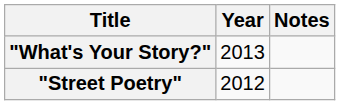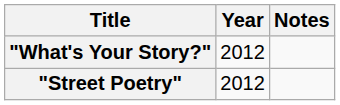(243, 52) 2013 -> (243, 52) 2012
